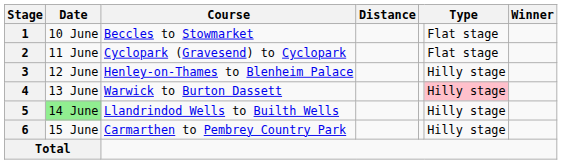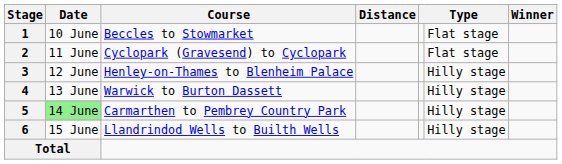(466, 91) pink background -> (466, 91) no background
(222, 110) Llandrindod Wells to Builth Wells -> (225, 110) Carmarthen to Pembrey Country Park
(225, 130) Carmarthen to Pembrey Country Park -> (222, 130) Llandrindod Wells to Builth Wells
